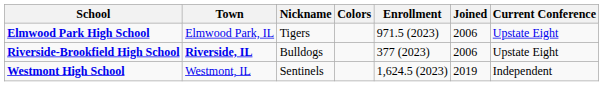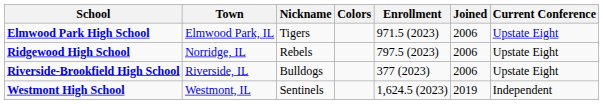+ row: (68, 52)
(219, 52) bold -> (217, 71) normal
